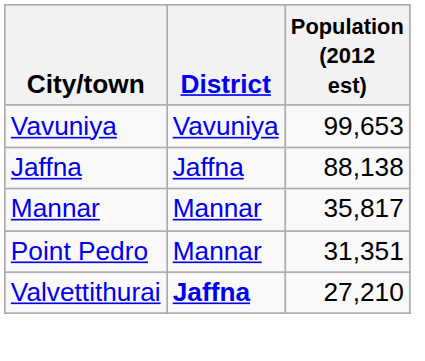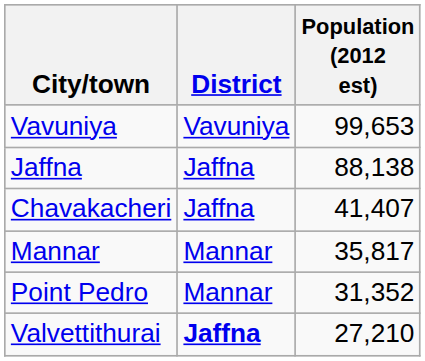+ row: (91, 209)
(364, 250) 31,351 -> (374, 292) 31,352
